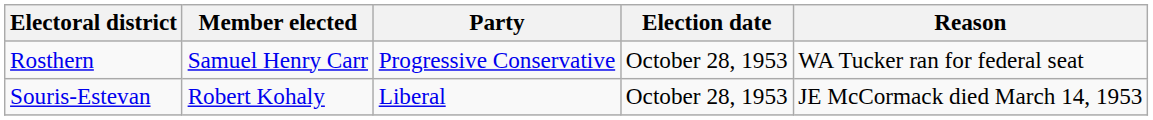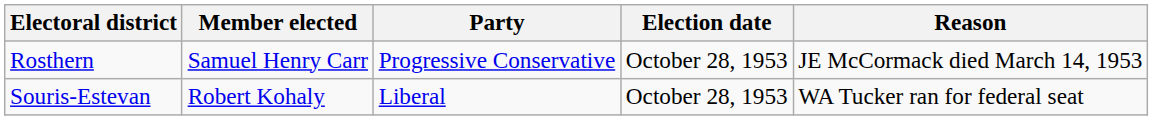(941, 59) WA Tucker ran for federal seat -> (970, 59) JE McCormack died March 14, 1953
(970, 96) JE McCormack died March 14, 1953 -> (941, 96) WA Tucker ran for federal seat
